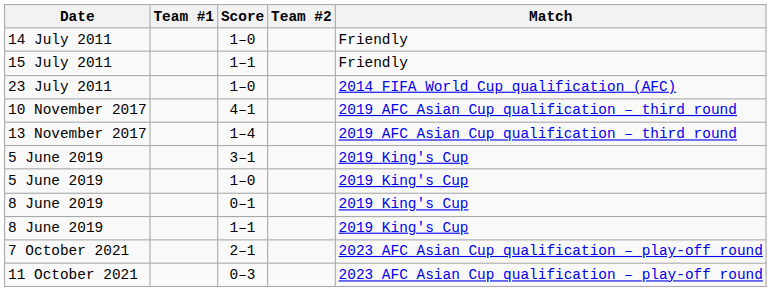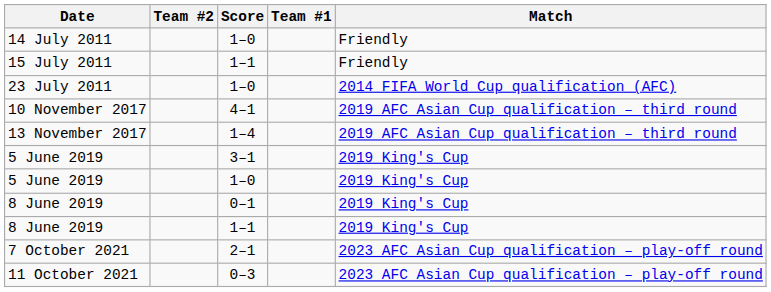columns swapped: (184, 16) <-> (301, 16)
